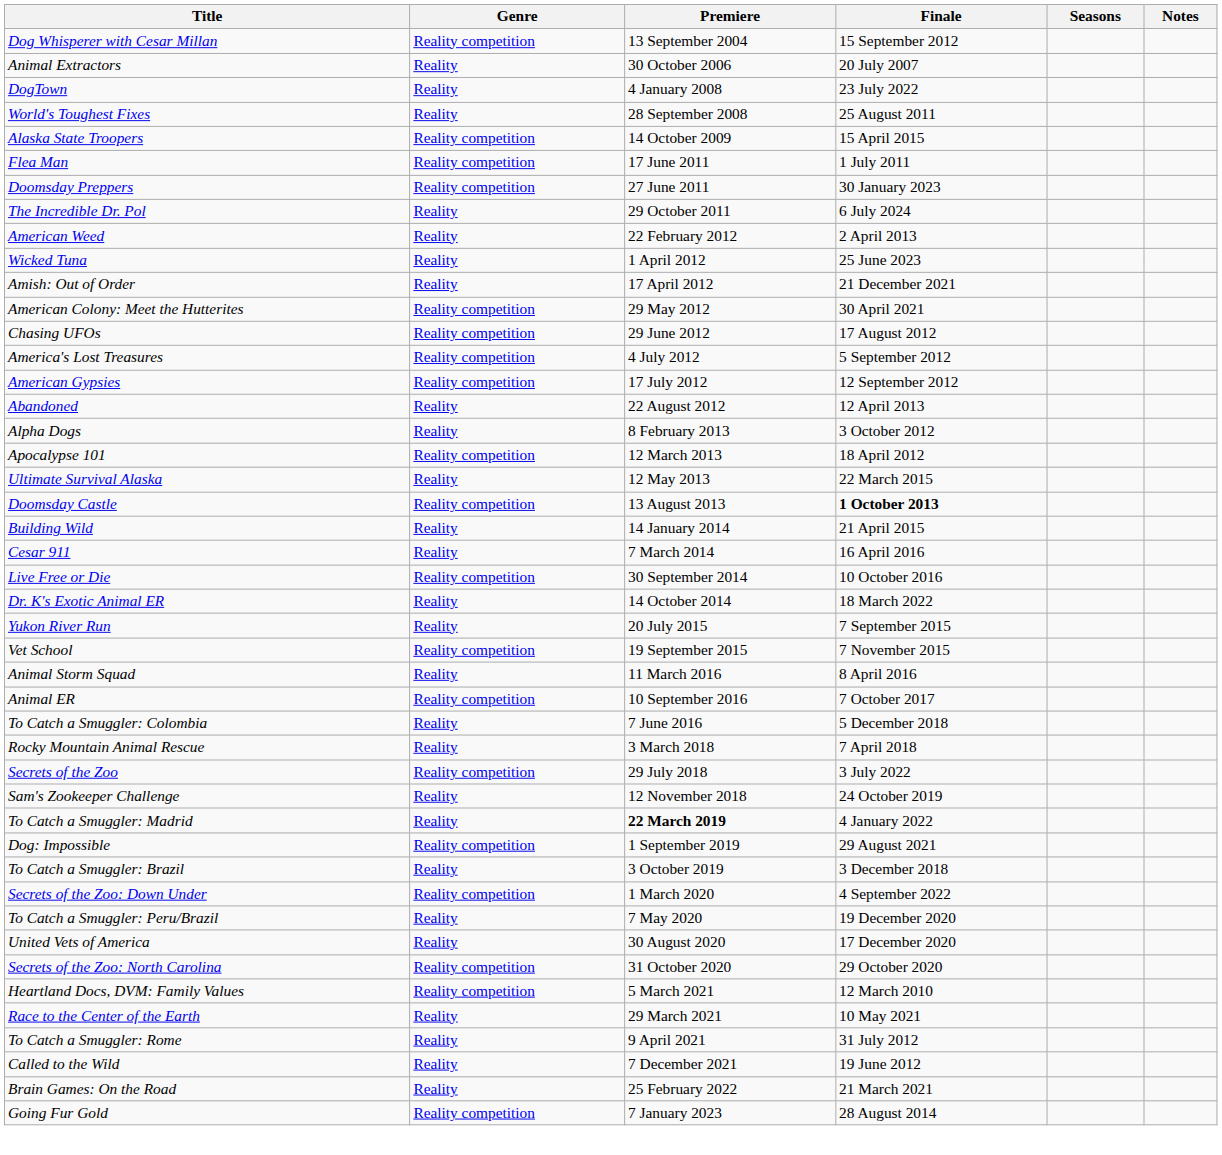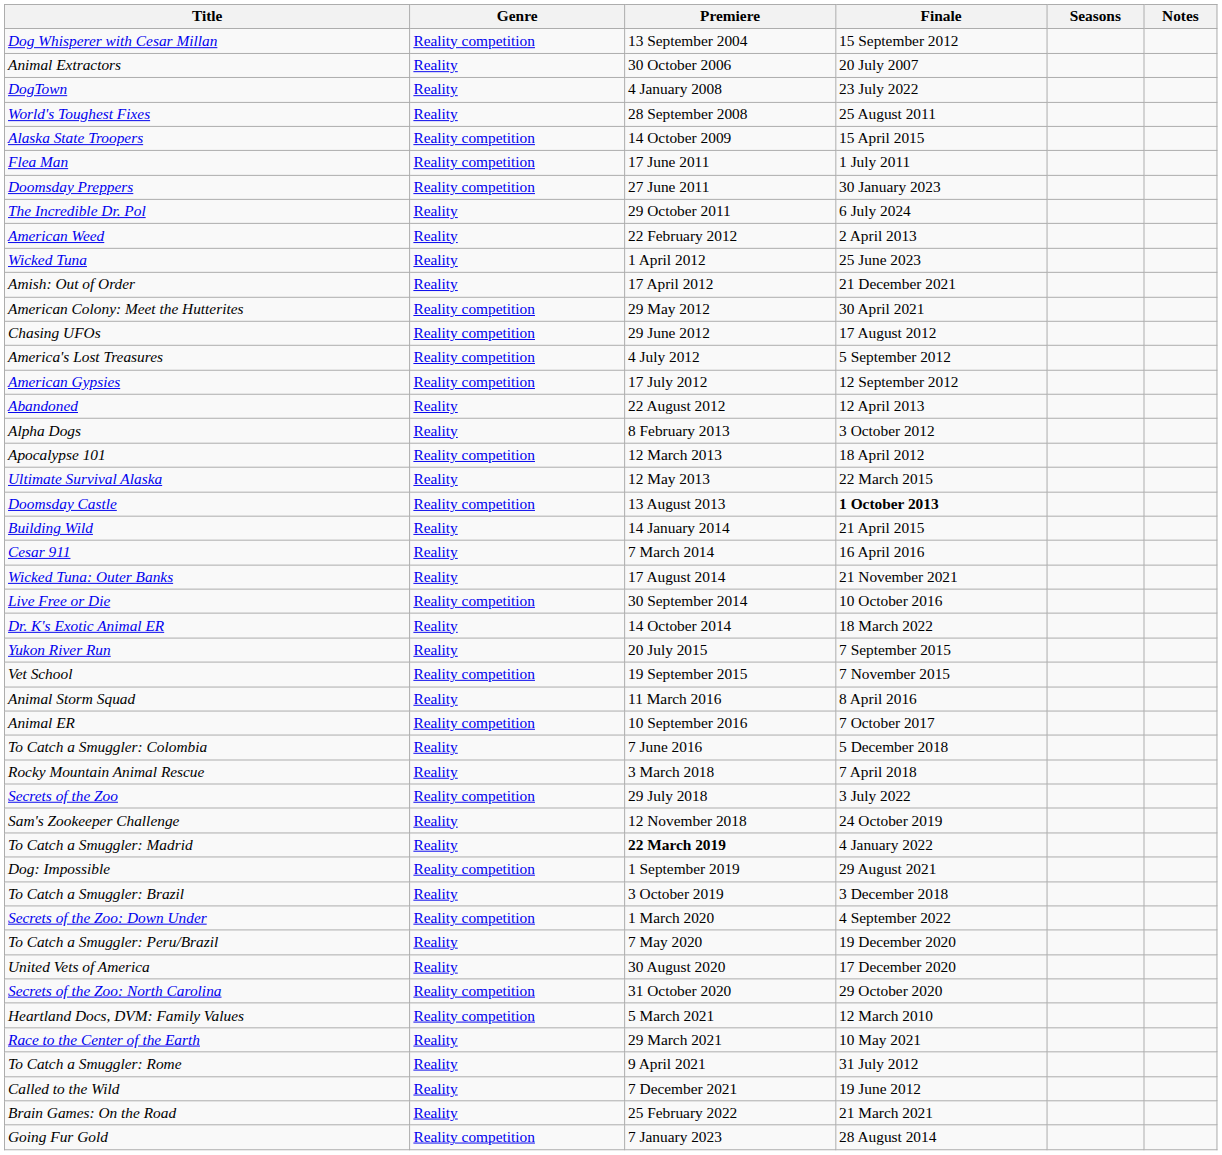+ row: (91, 576)
